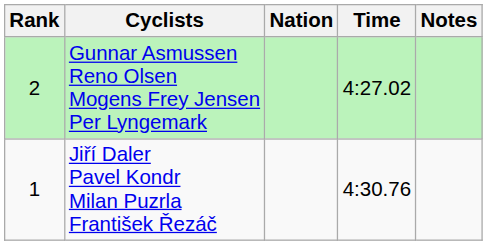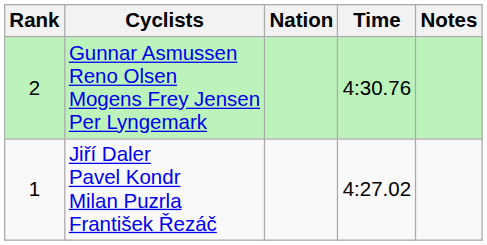(377, 87) 4:27.02 -> (377, 87) 4:30.76
(377, 189) 4:30.76 -> (377, 189) 4:27.02
